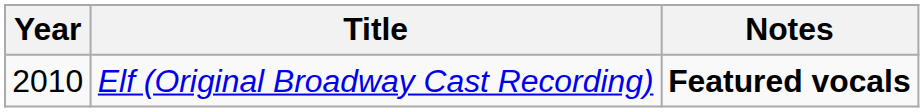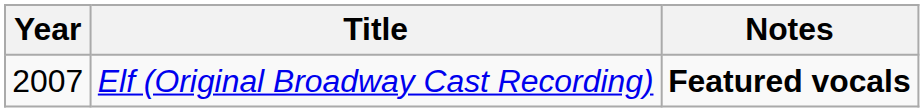(48, 80) 2010 -> (48, 80) 2007
